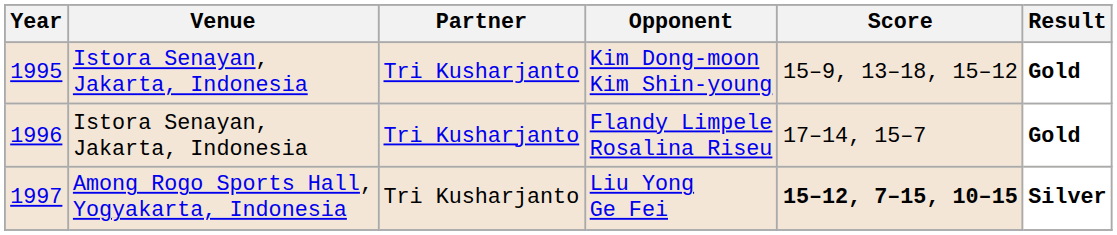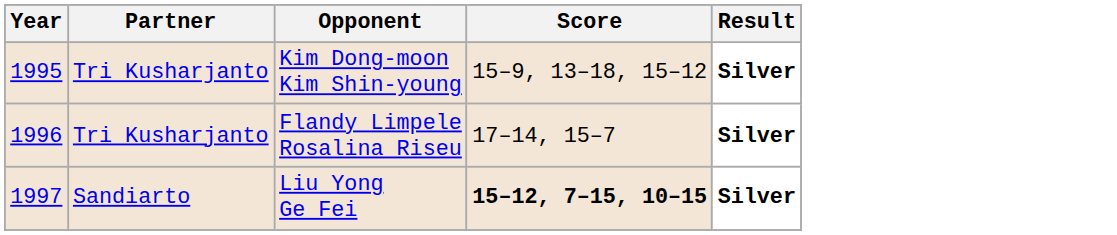- column: (223, 23)
(1054, 72) Gold -> (757, 72) Silver
(1054, 135) Gold -> (757, 135) Silver
(481, 198) Tri Kusharjanto -> (132, 198) Sandiarto
